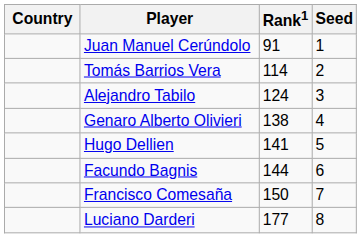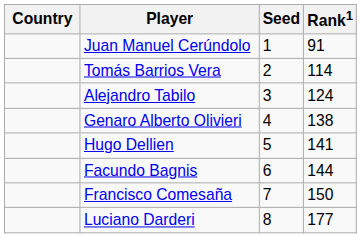columns swapped: (285, 19) <-> (334, 19)
